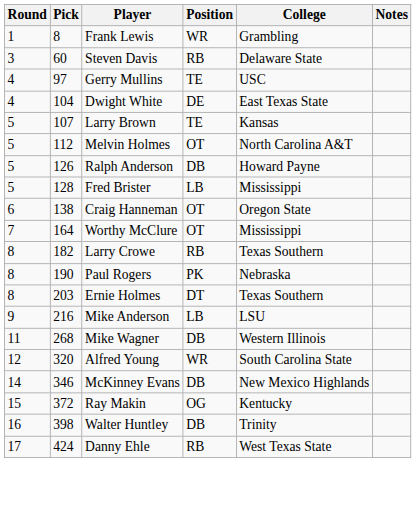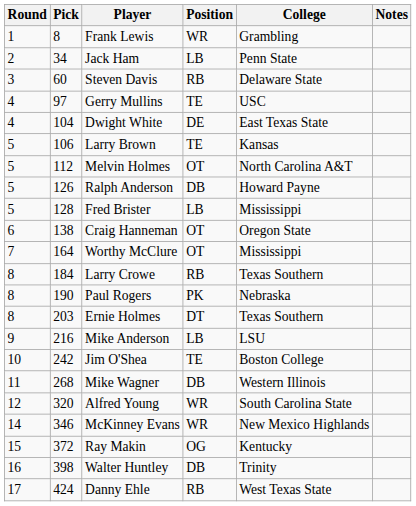+ row: (112, 58)
(63, 123) 107 -> (63, 144) 106
(63, 252) 182 -> (63, 274) 184
+ row: (116, 360)
(196, 381) DB -> (197, 425) WR
